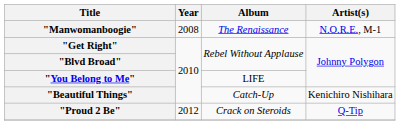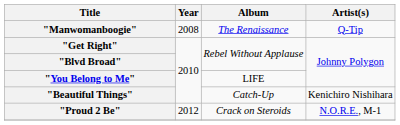(350, 29) N.O.R.E., M-1 -> (350, 29) Q-Tip
(350, 111) Q-Tip -> (350, 111) N.O.R.E., M-1
